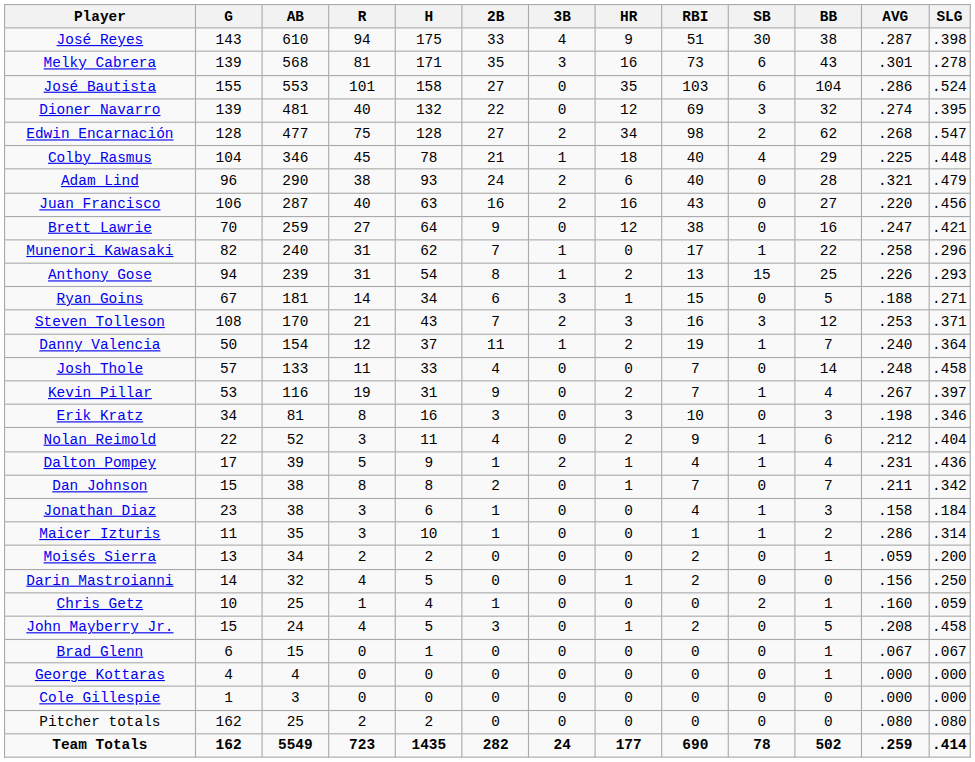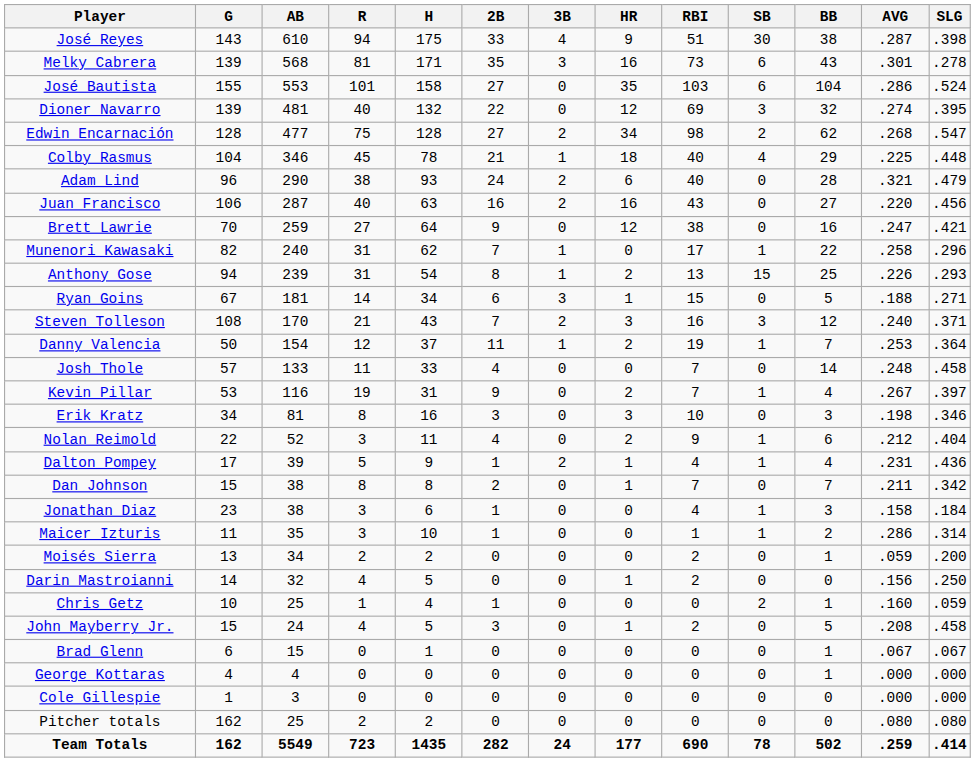(895, 322) .253 -> (895, 322) .240
(895, 346) .240 -> (895, 346) .253
